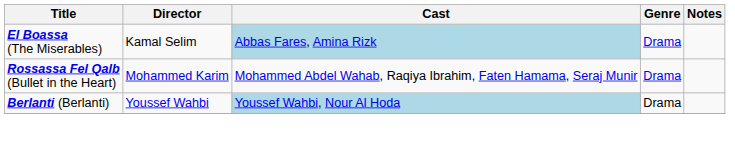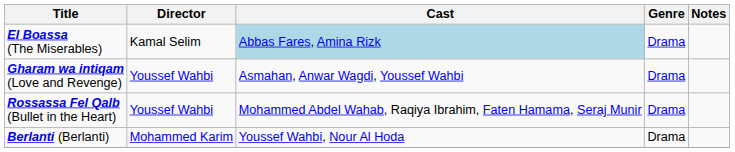+ row: (66, 75)
(177, 75) Mohammed Karim -> (171, 110) Youssef Wahbi
(167, 103) Youssef Wahbi -> (181, 137) Mohammed Karim
(317, 103) lightblue background -> (322, 137) no background
